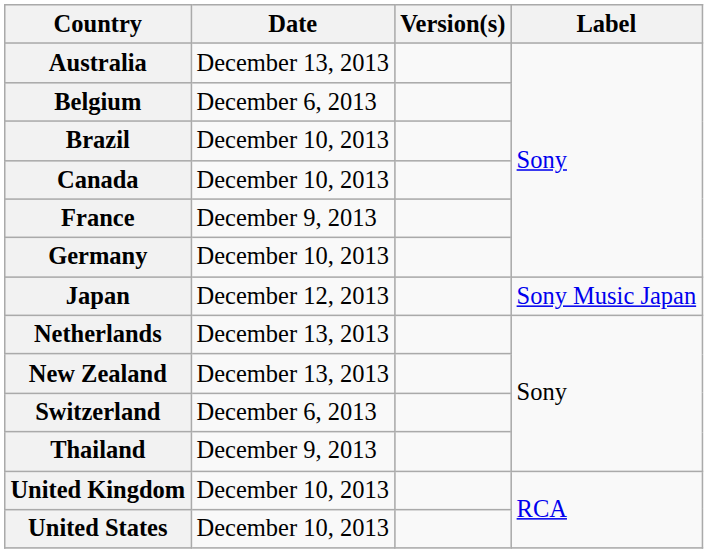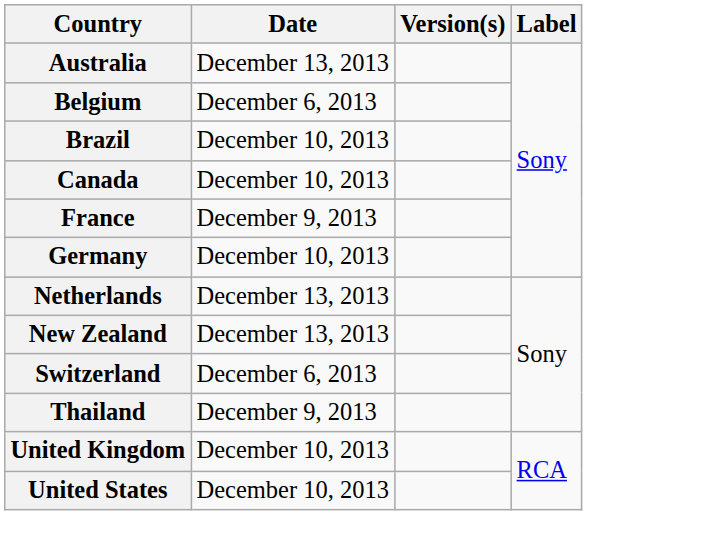- row: (98, 295)
